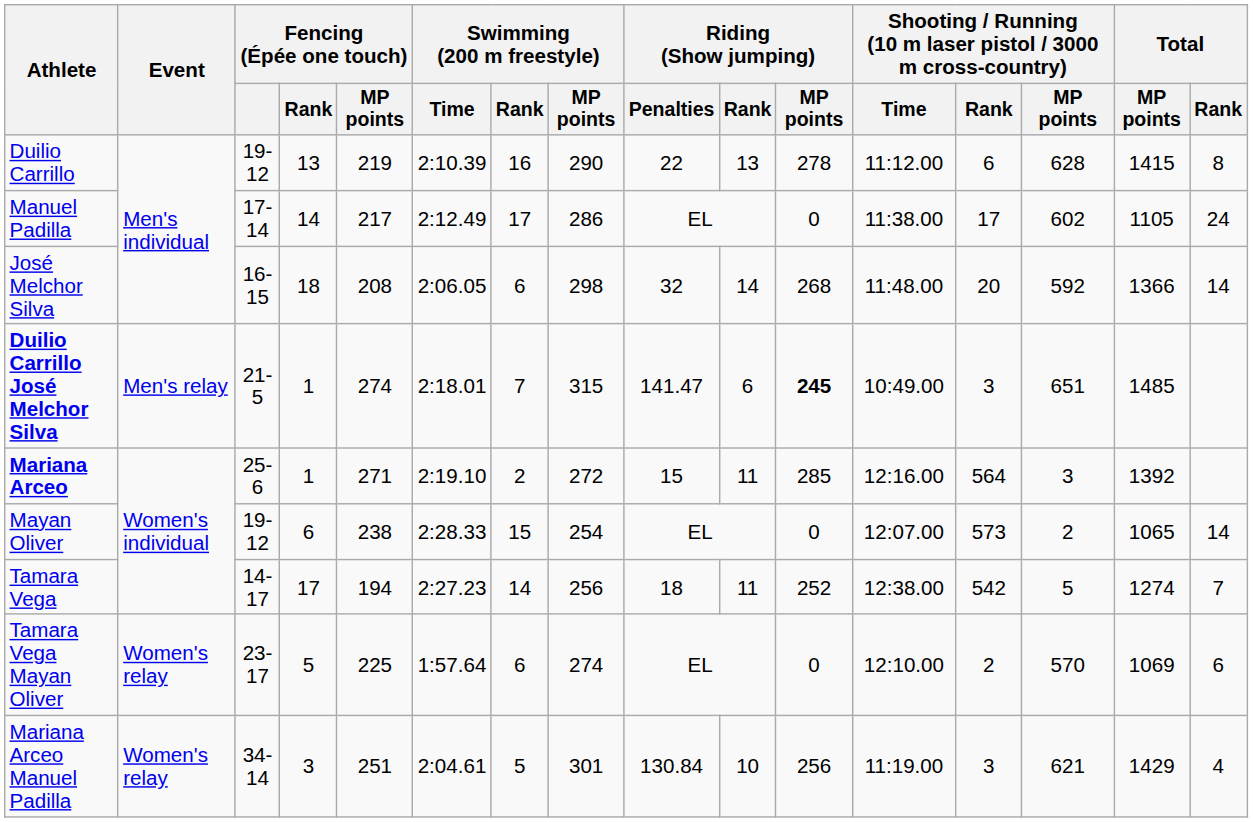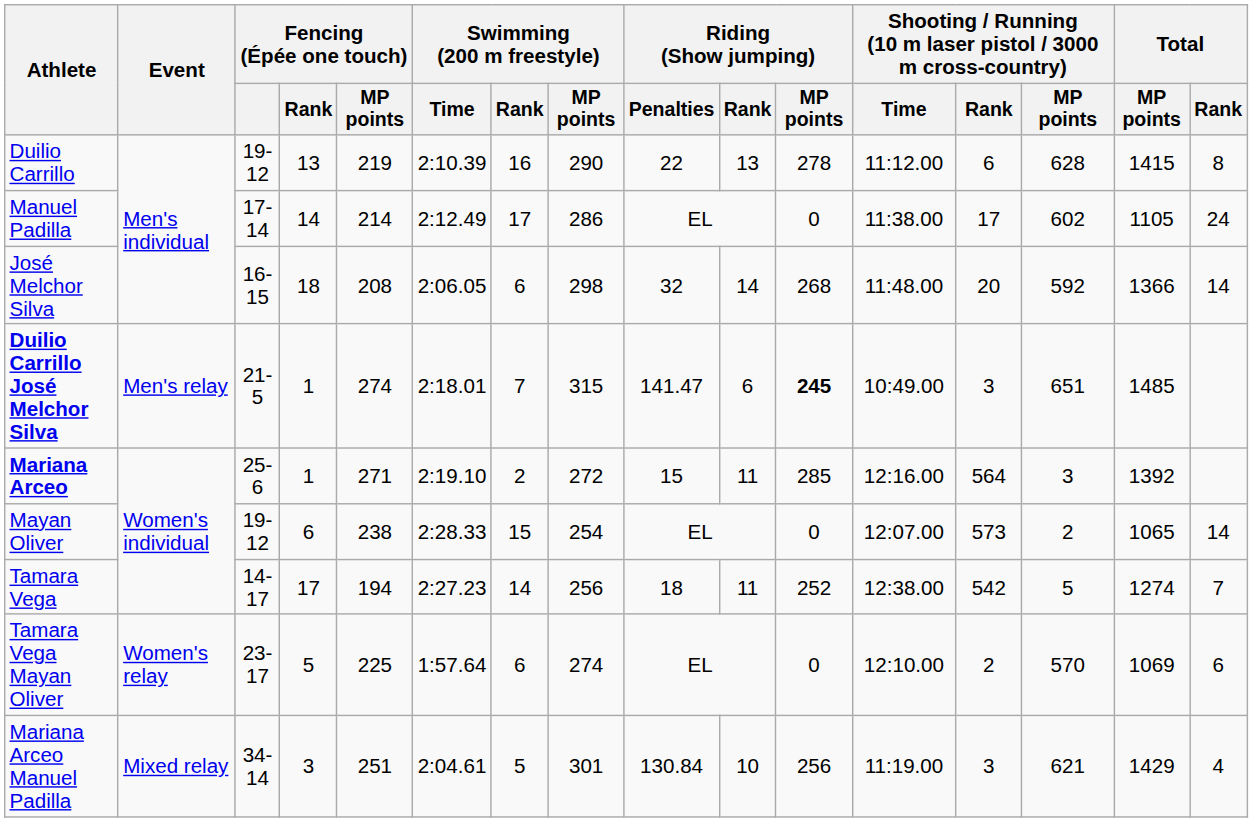(375, 219) 217 -> (375, 219) 214
(166, 767) Women's relay -> (176, 767) Mixed relay
